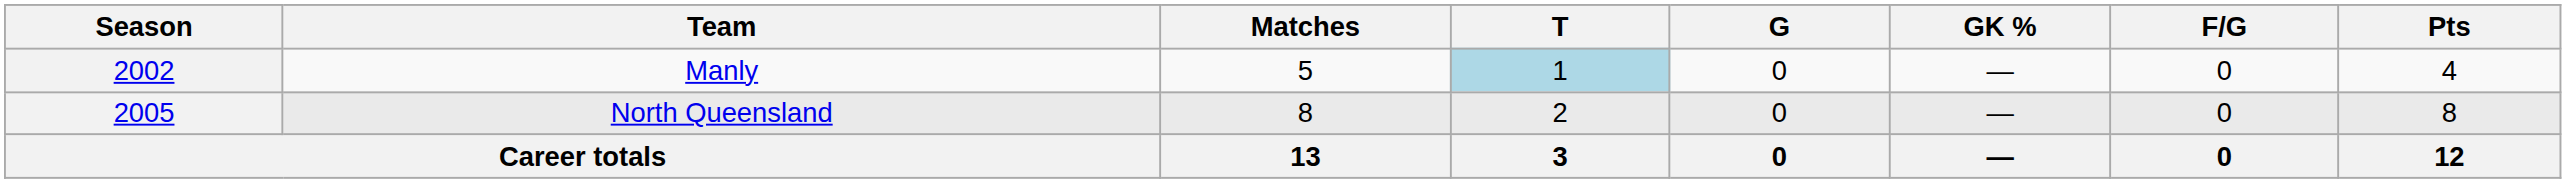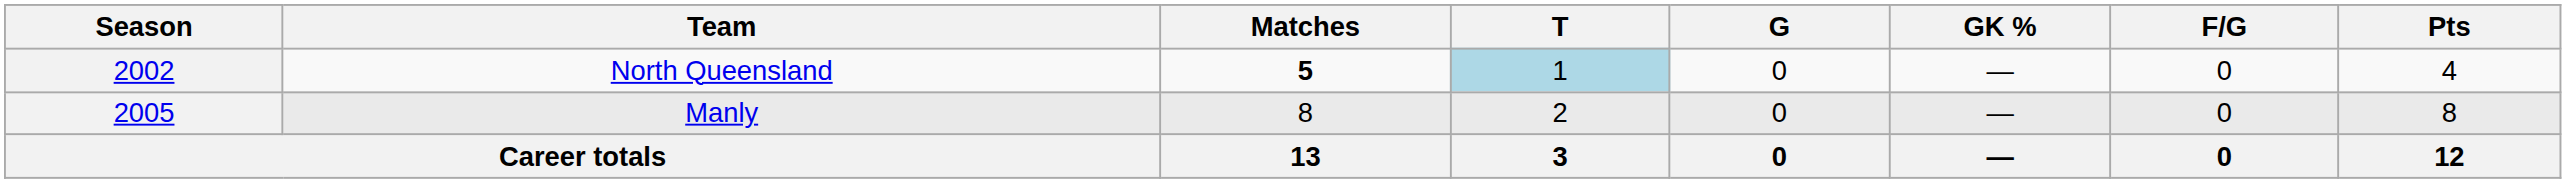(722, 70) Manly -> (722, 70) North Queensland
(1305, 70) normal -> (1305, 70) bold
(722, 113) North Queensland -> (722, 113) Manly
